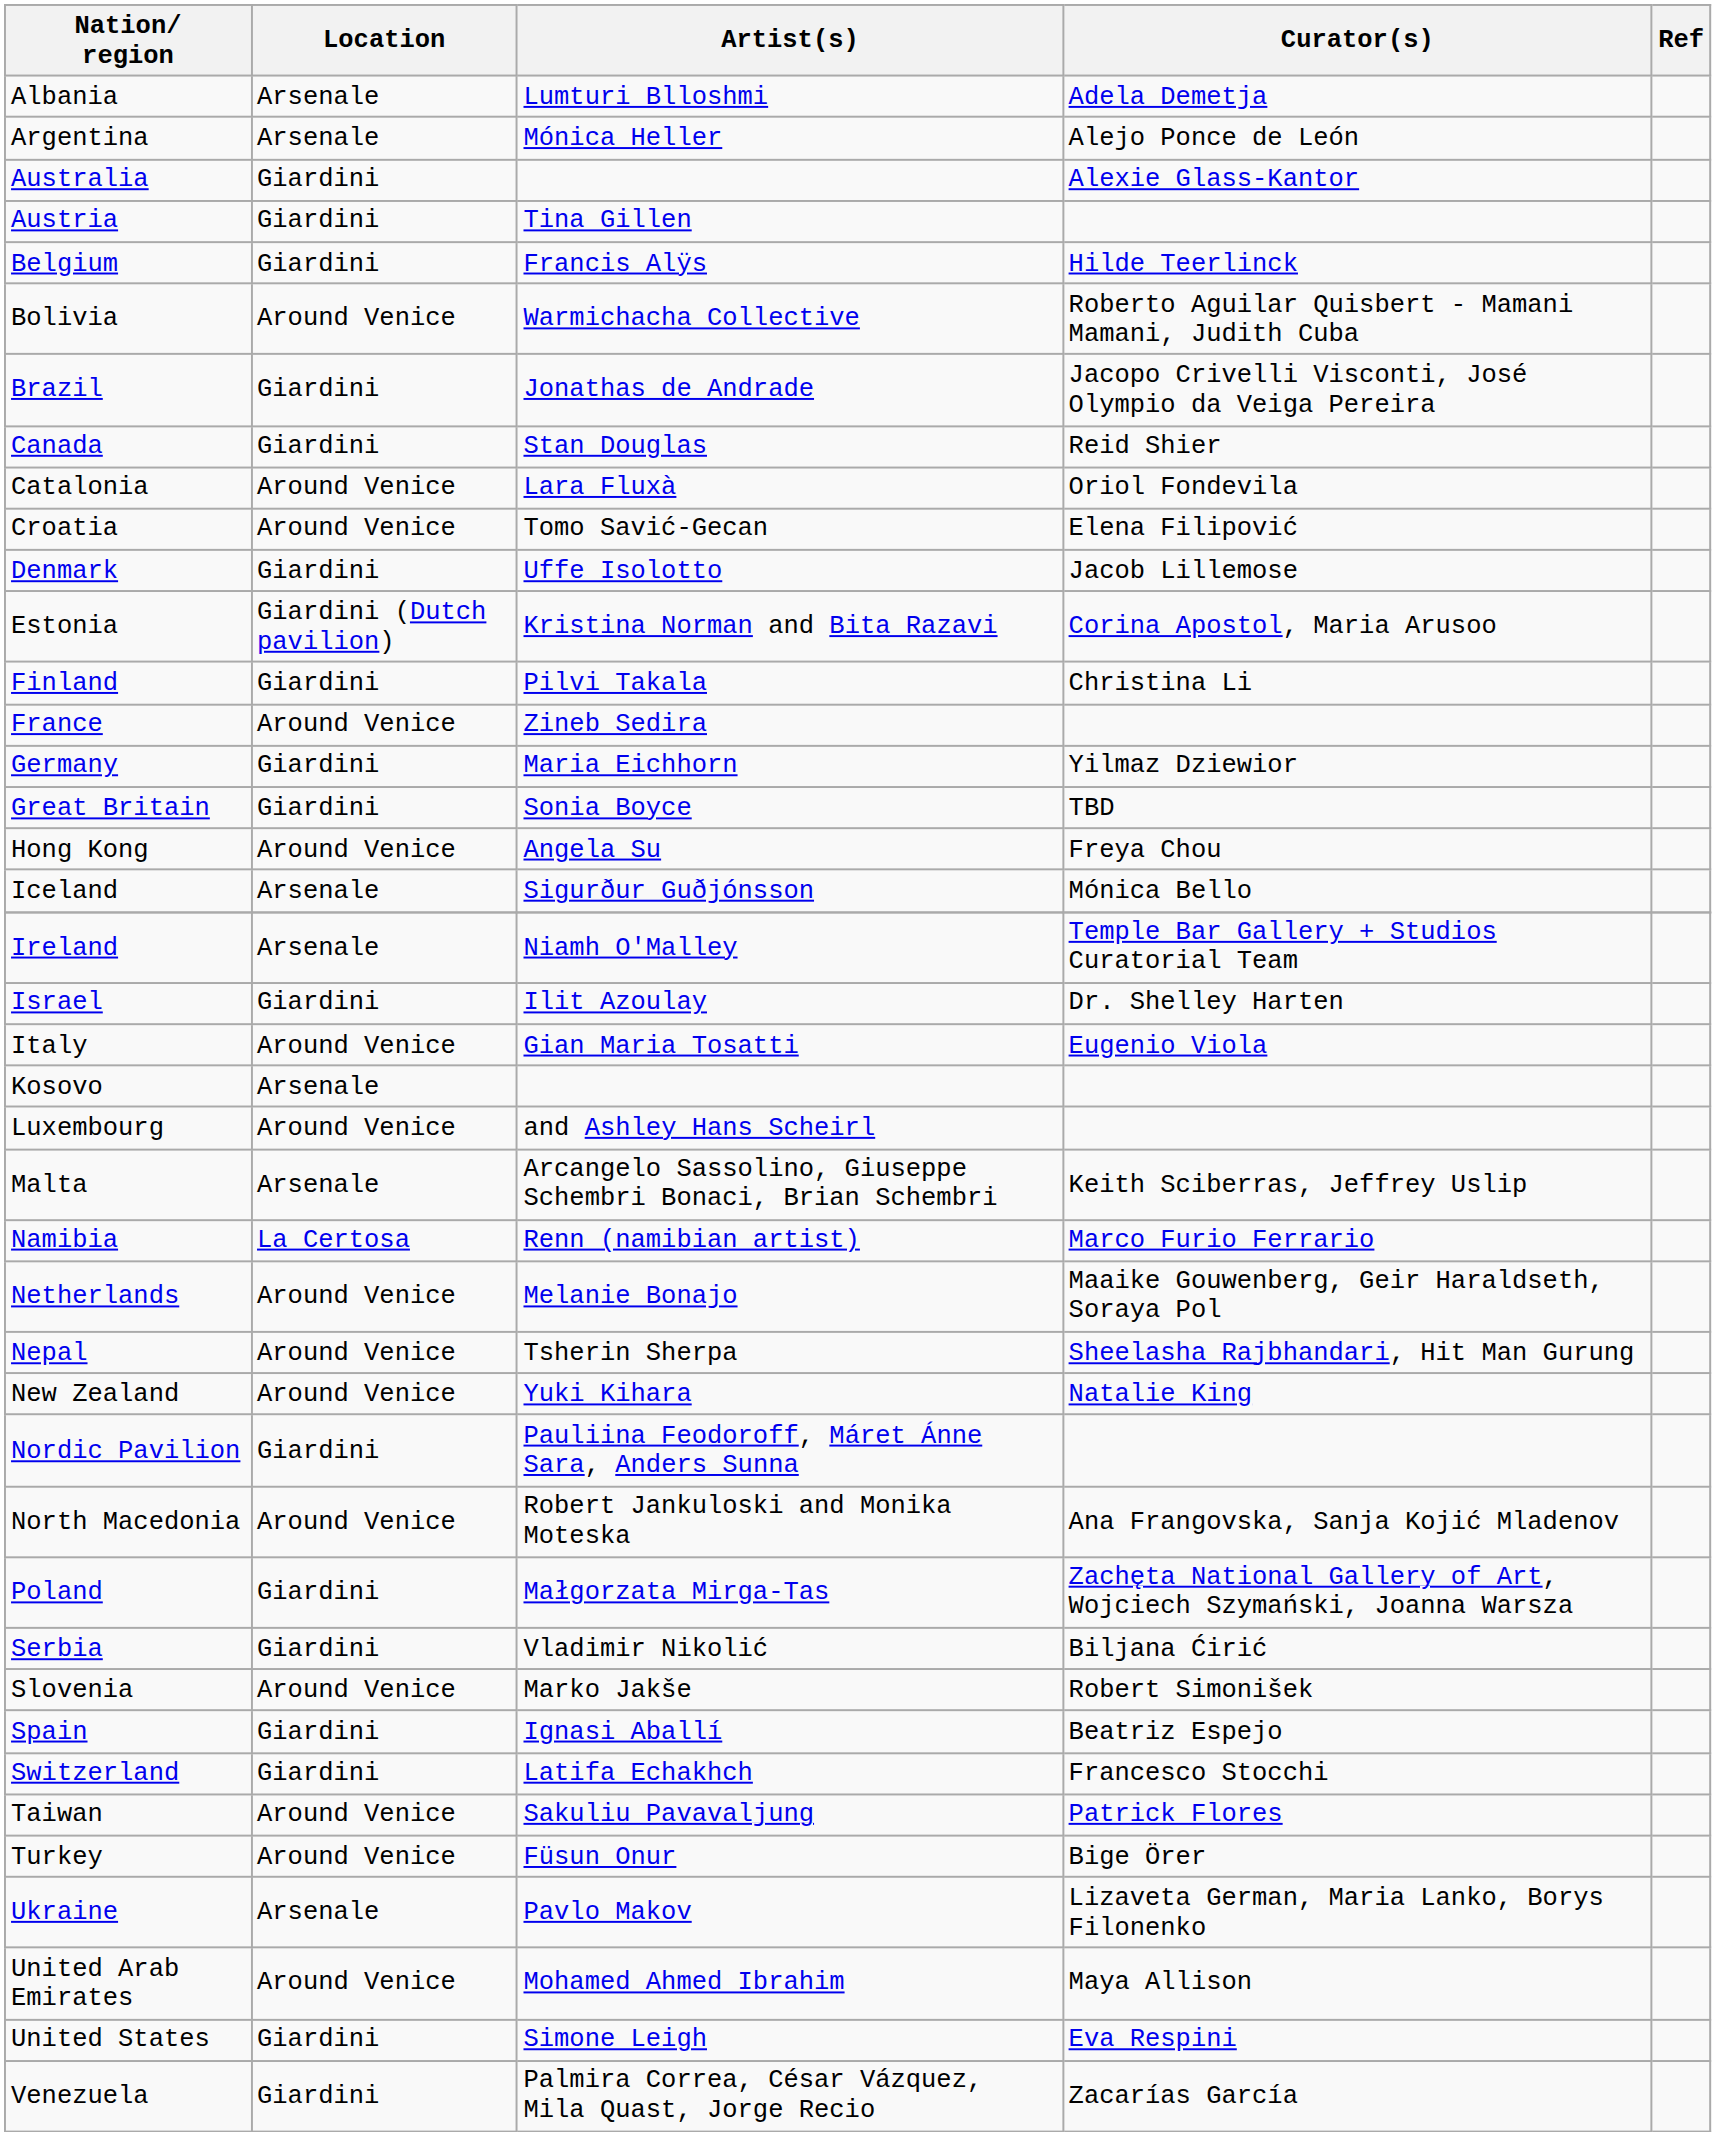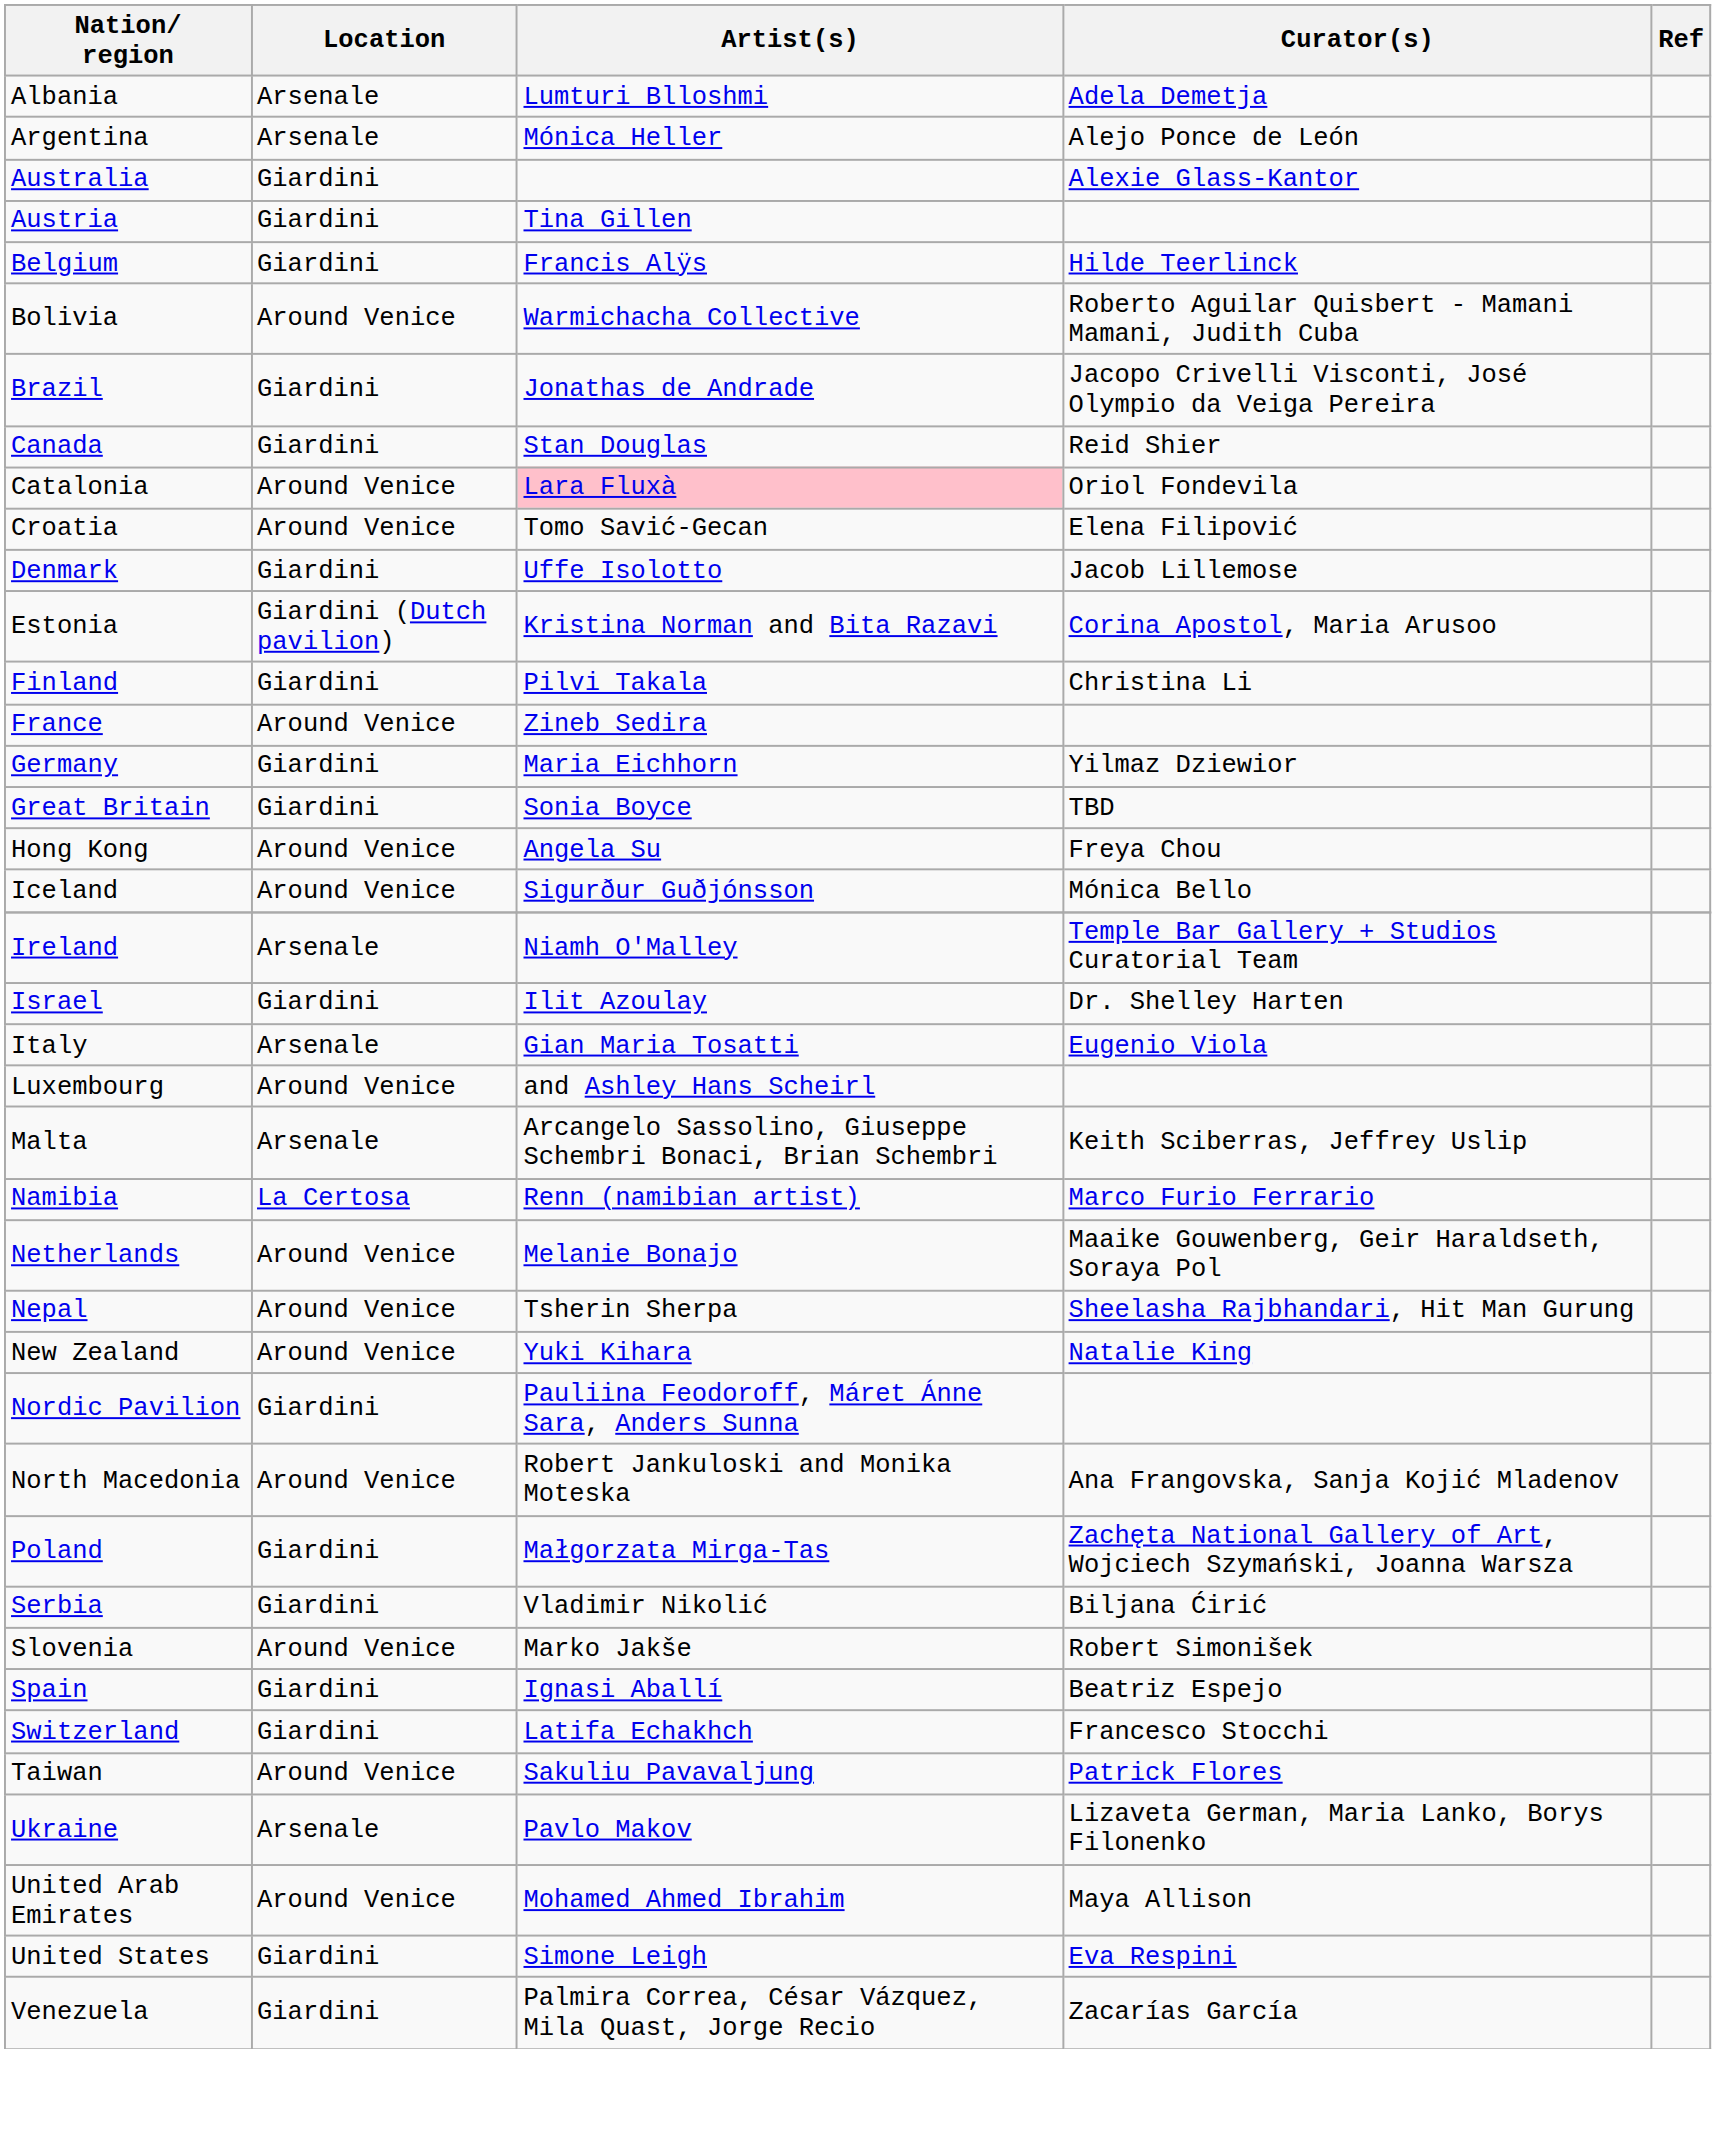(600, 488) no background -> (600, 488) pink background
(318, 891) Arsenale -> (356, 891) Around Venice
(356, 1045) Around Venice -> (318, 1045) Arsenale
- row: (57, 1086)
- row: (57, 1856)
